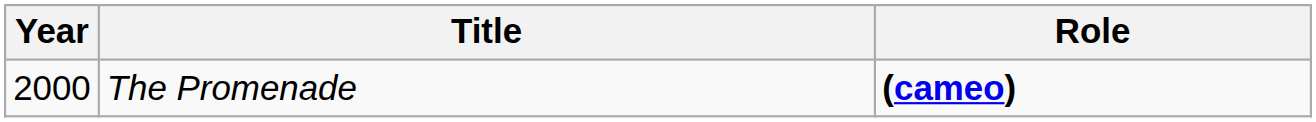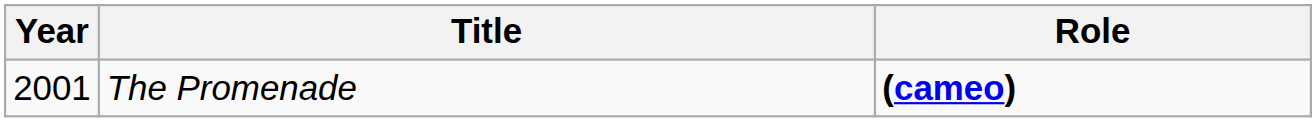(52, 87) 2000 -> (52, 87) 2001
